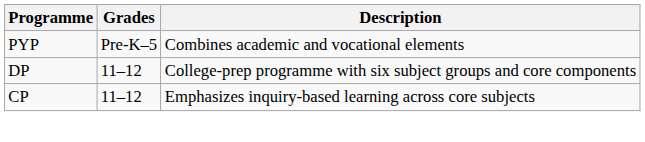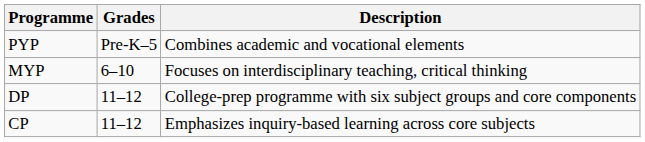+ row: (26, 70)
